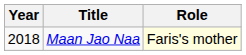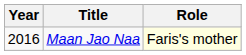(24, 38) 2018 -> (24, 38) 2016
